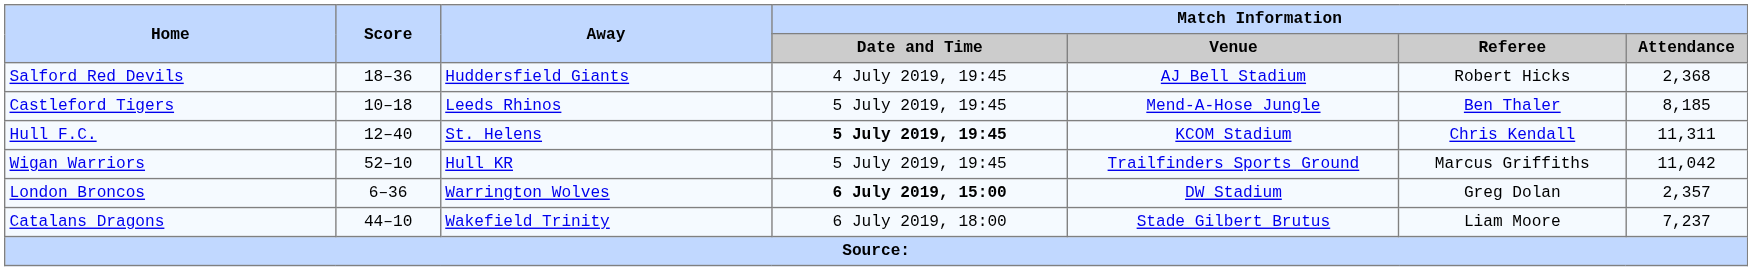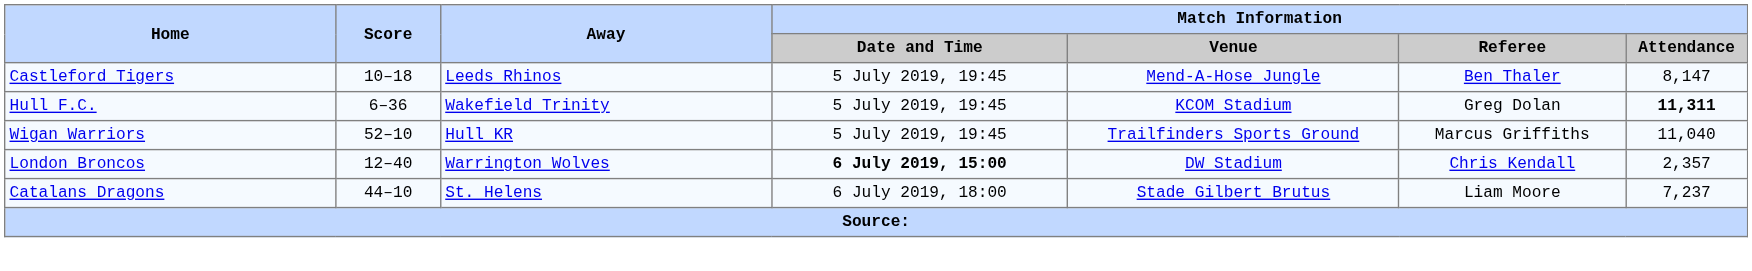- row: (97, 77)
(1687, 106) 8,185 -> (1687, 77) 8,147
(388, 135) 12–40 -> (388, 106) 6–36
(494, 135) St. Helens -> (528, 106) Wakefield Trinity
(920, 135) bold -> (920, 106) normal
(1512, 135) Chris Kendall -> (1512, 106) Greg Dolan
(1687, 135) normal -> (1687, 106) bold
(1687, 164) 11,042 -> (1687, 135) 11,040
(388, 193) 6–36 -> (388, 164) 12–40
(1512, 193) Greg Dolan -> (1512, 164) Chris Kendall
(528, 222) Wakefield Trinity -> (494, 193) St. Helens
